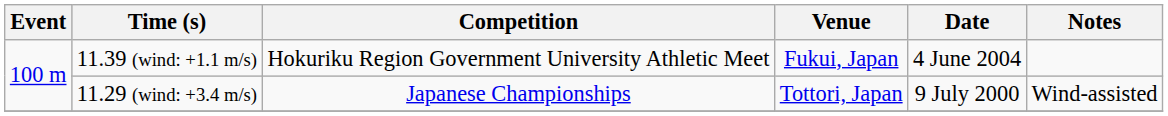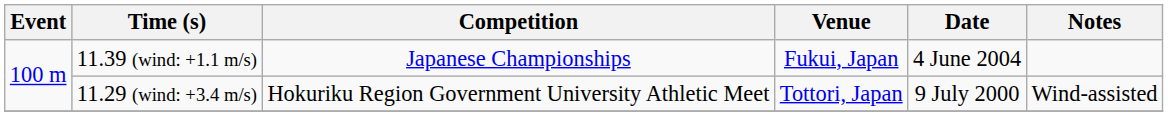(518, 57) Hokuriku Region Government University Athletic Meet -> (518, 57) Japanese Championships
(518, 93) Japanese Championships -> (518, 93) Hokuriku Region Government University Athletic Meet
